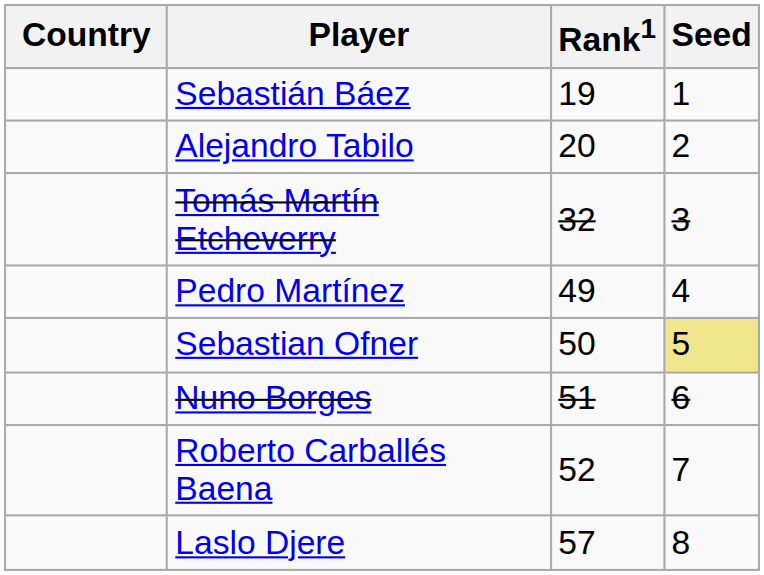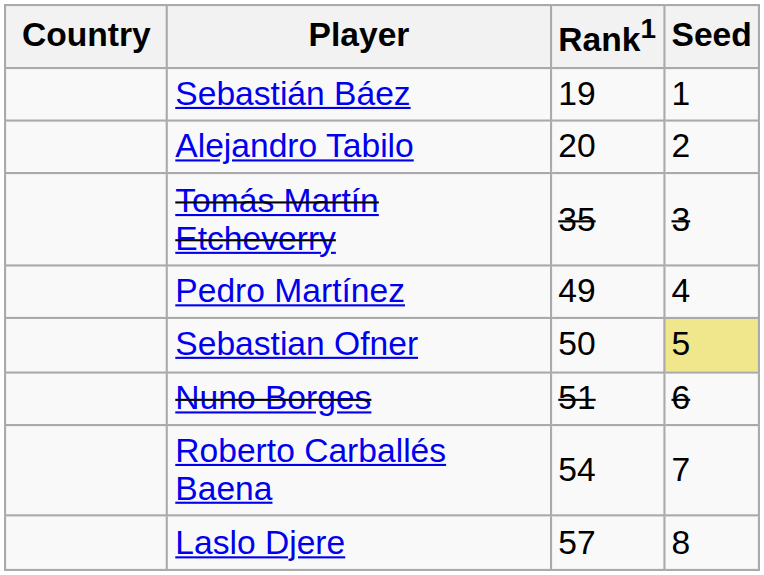(577, 218) 32 -> (577, 218) 35
(577, 469) 52 -> (577, 469) 54
